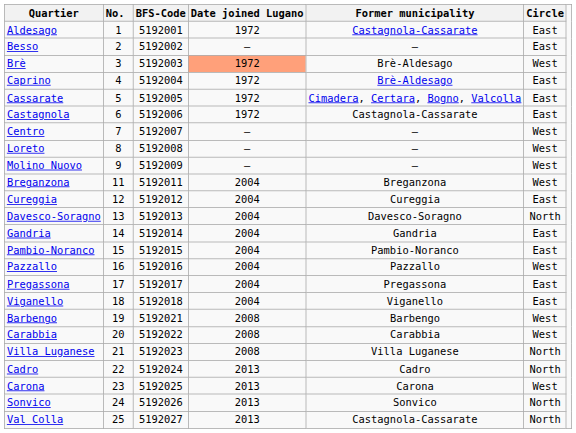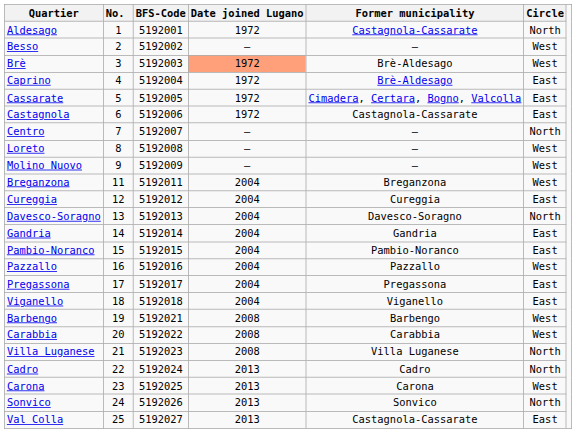(545, 30) East -> (545, 30) North
(545, 47) East -> (545, 47) West
(545, 132) West -> (545, 132) North
(545, 420) North -> (545, 420) East
